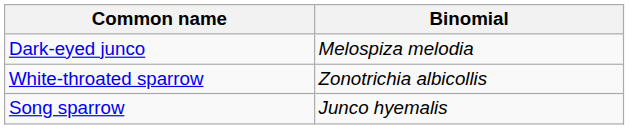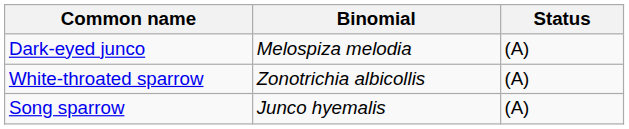+ column: (562, 19)
